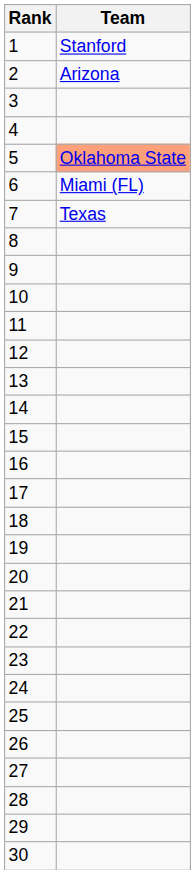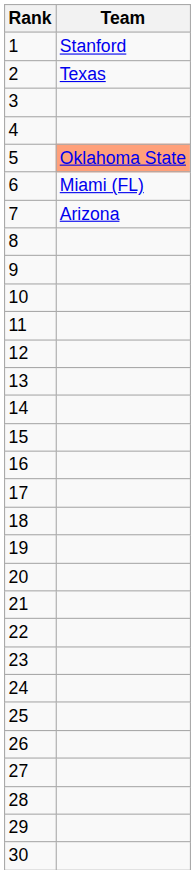(90, 74) Arizona -> (83, 74) Texas
(83, 213) Texas -> (90, 213) Arizona
